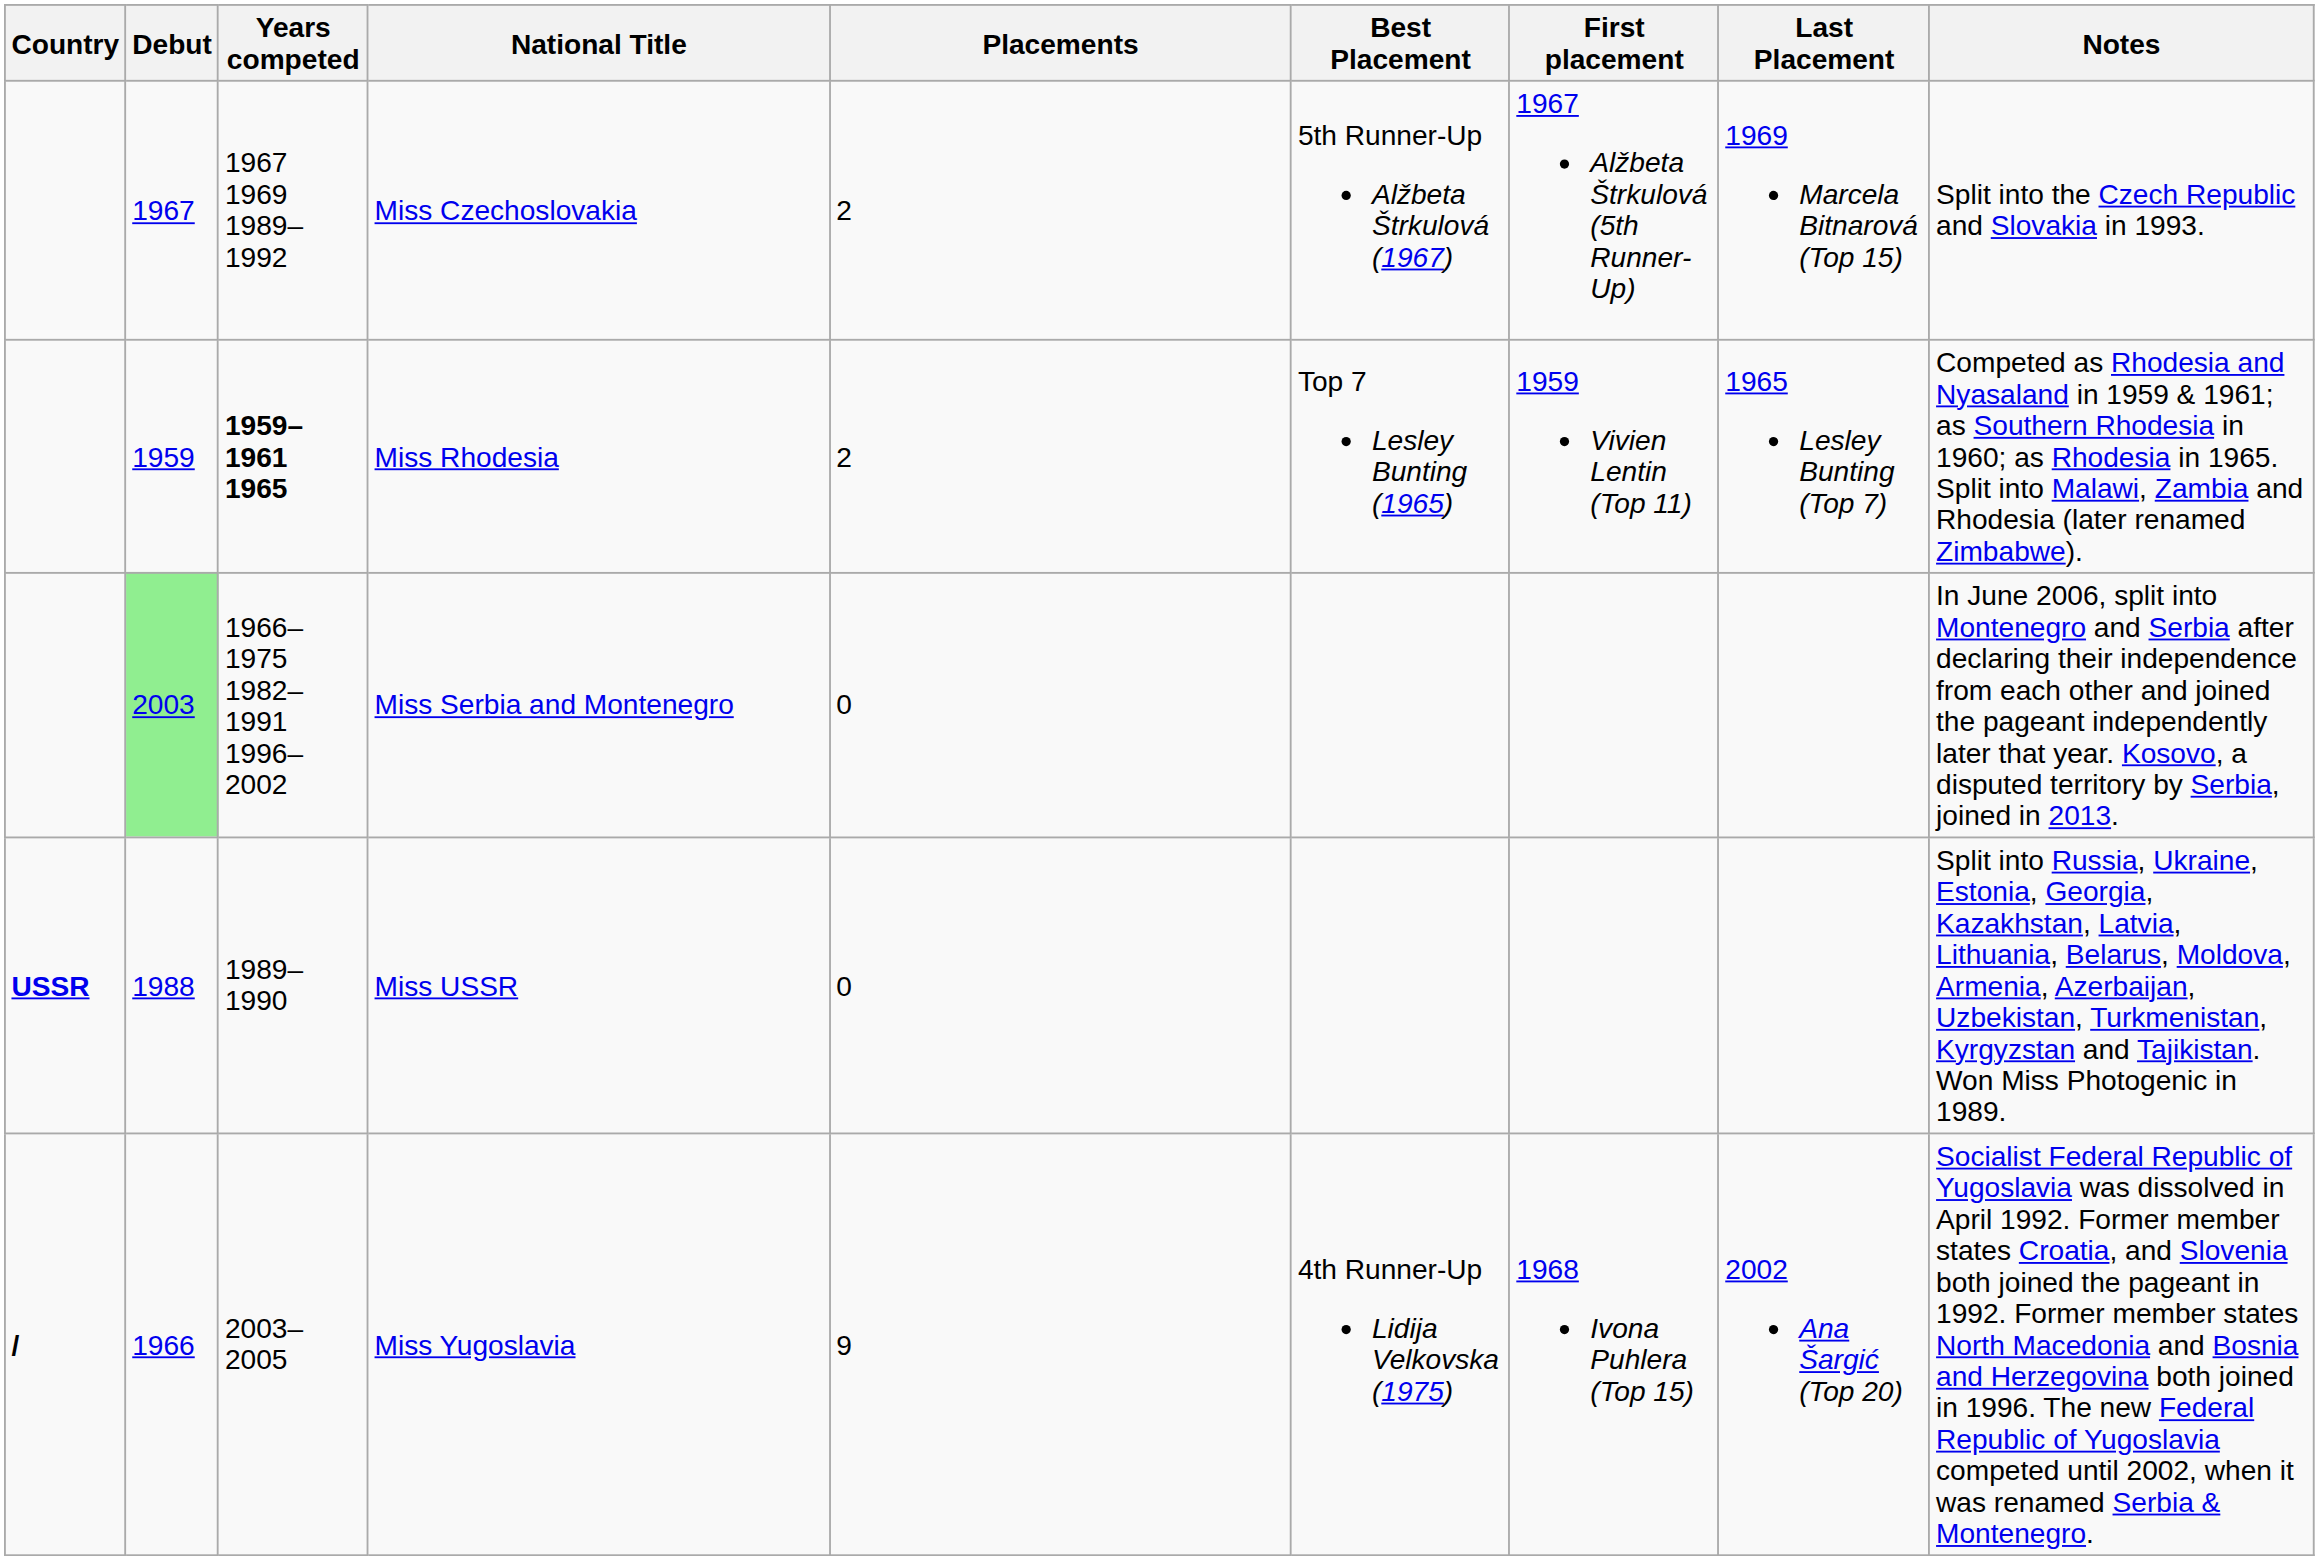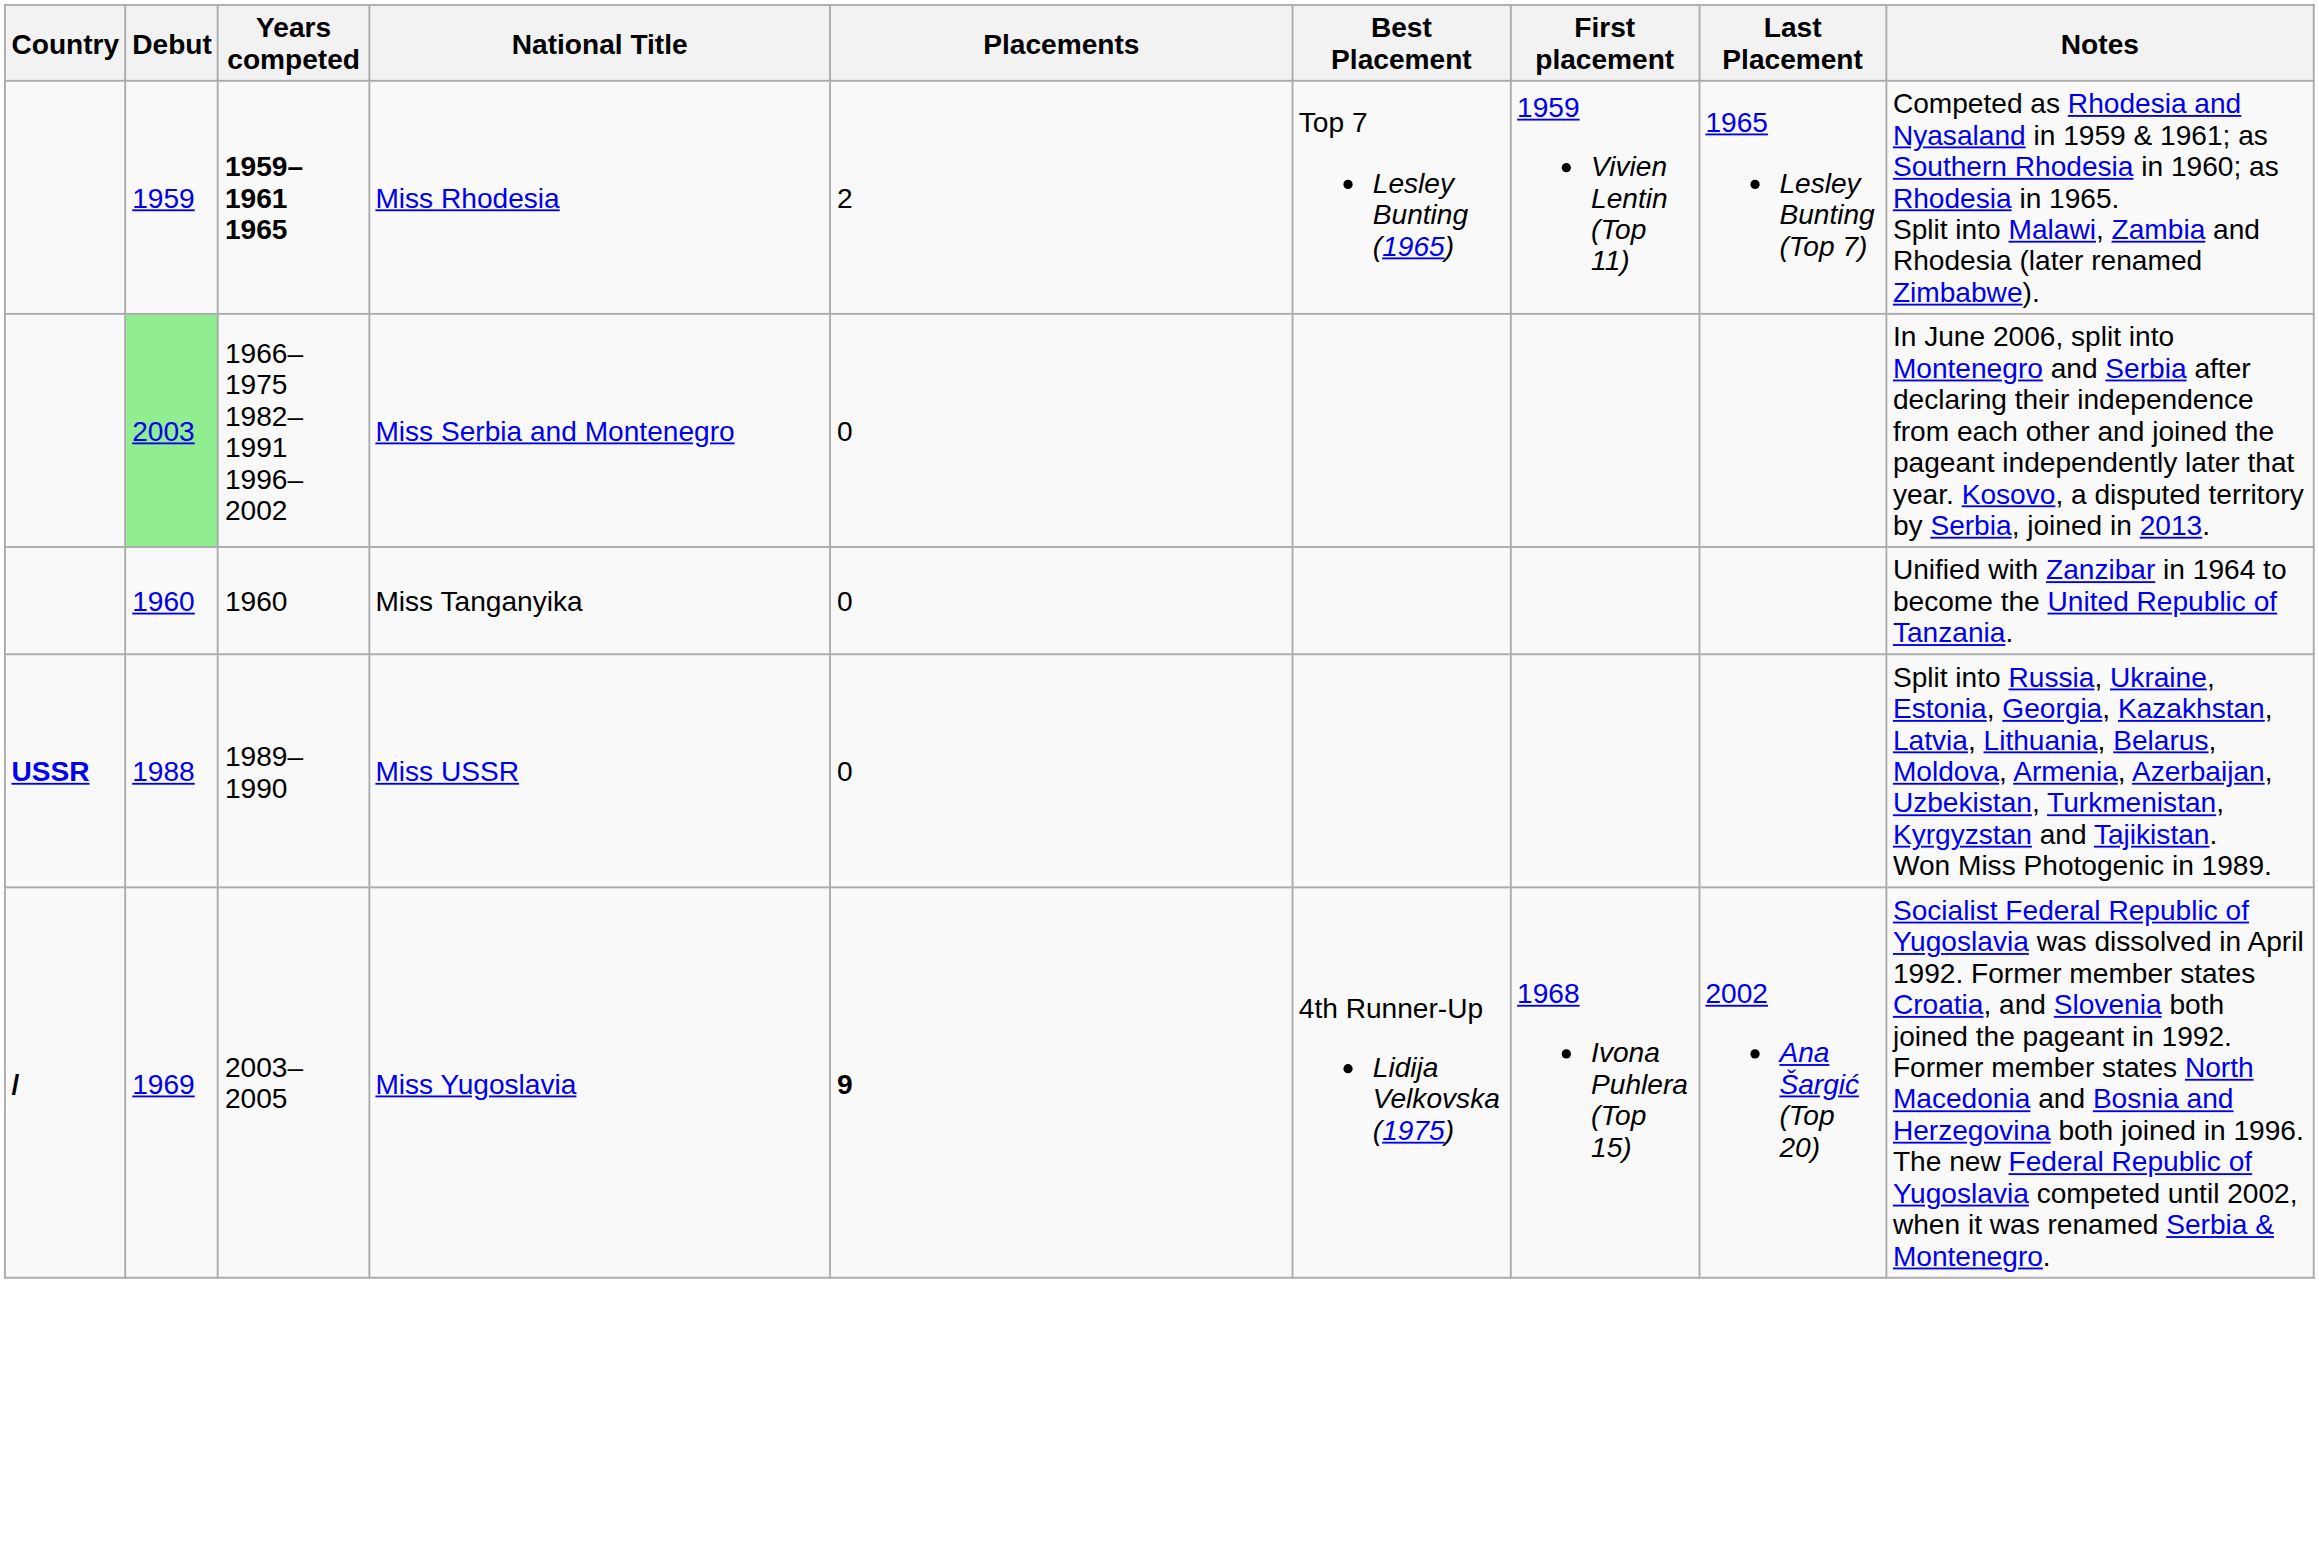- row: (506, 210)
+ row: (479, 601)
(163, 1344) 1966 -> (163, 1083) 1969
(844, 1344) normal -> (845, 1083) bold
